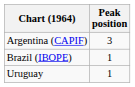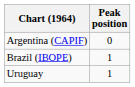(110, 40) 3 -> (110, 40) 0
